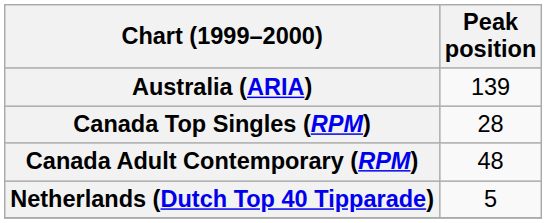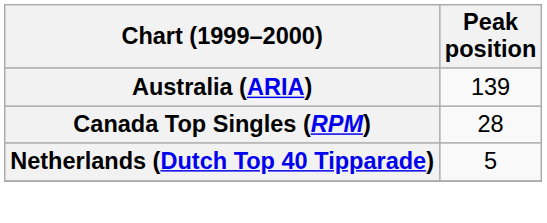- row: (222, 161)
